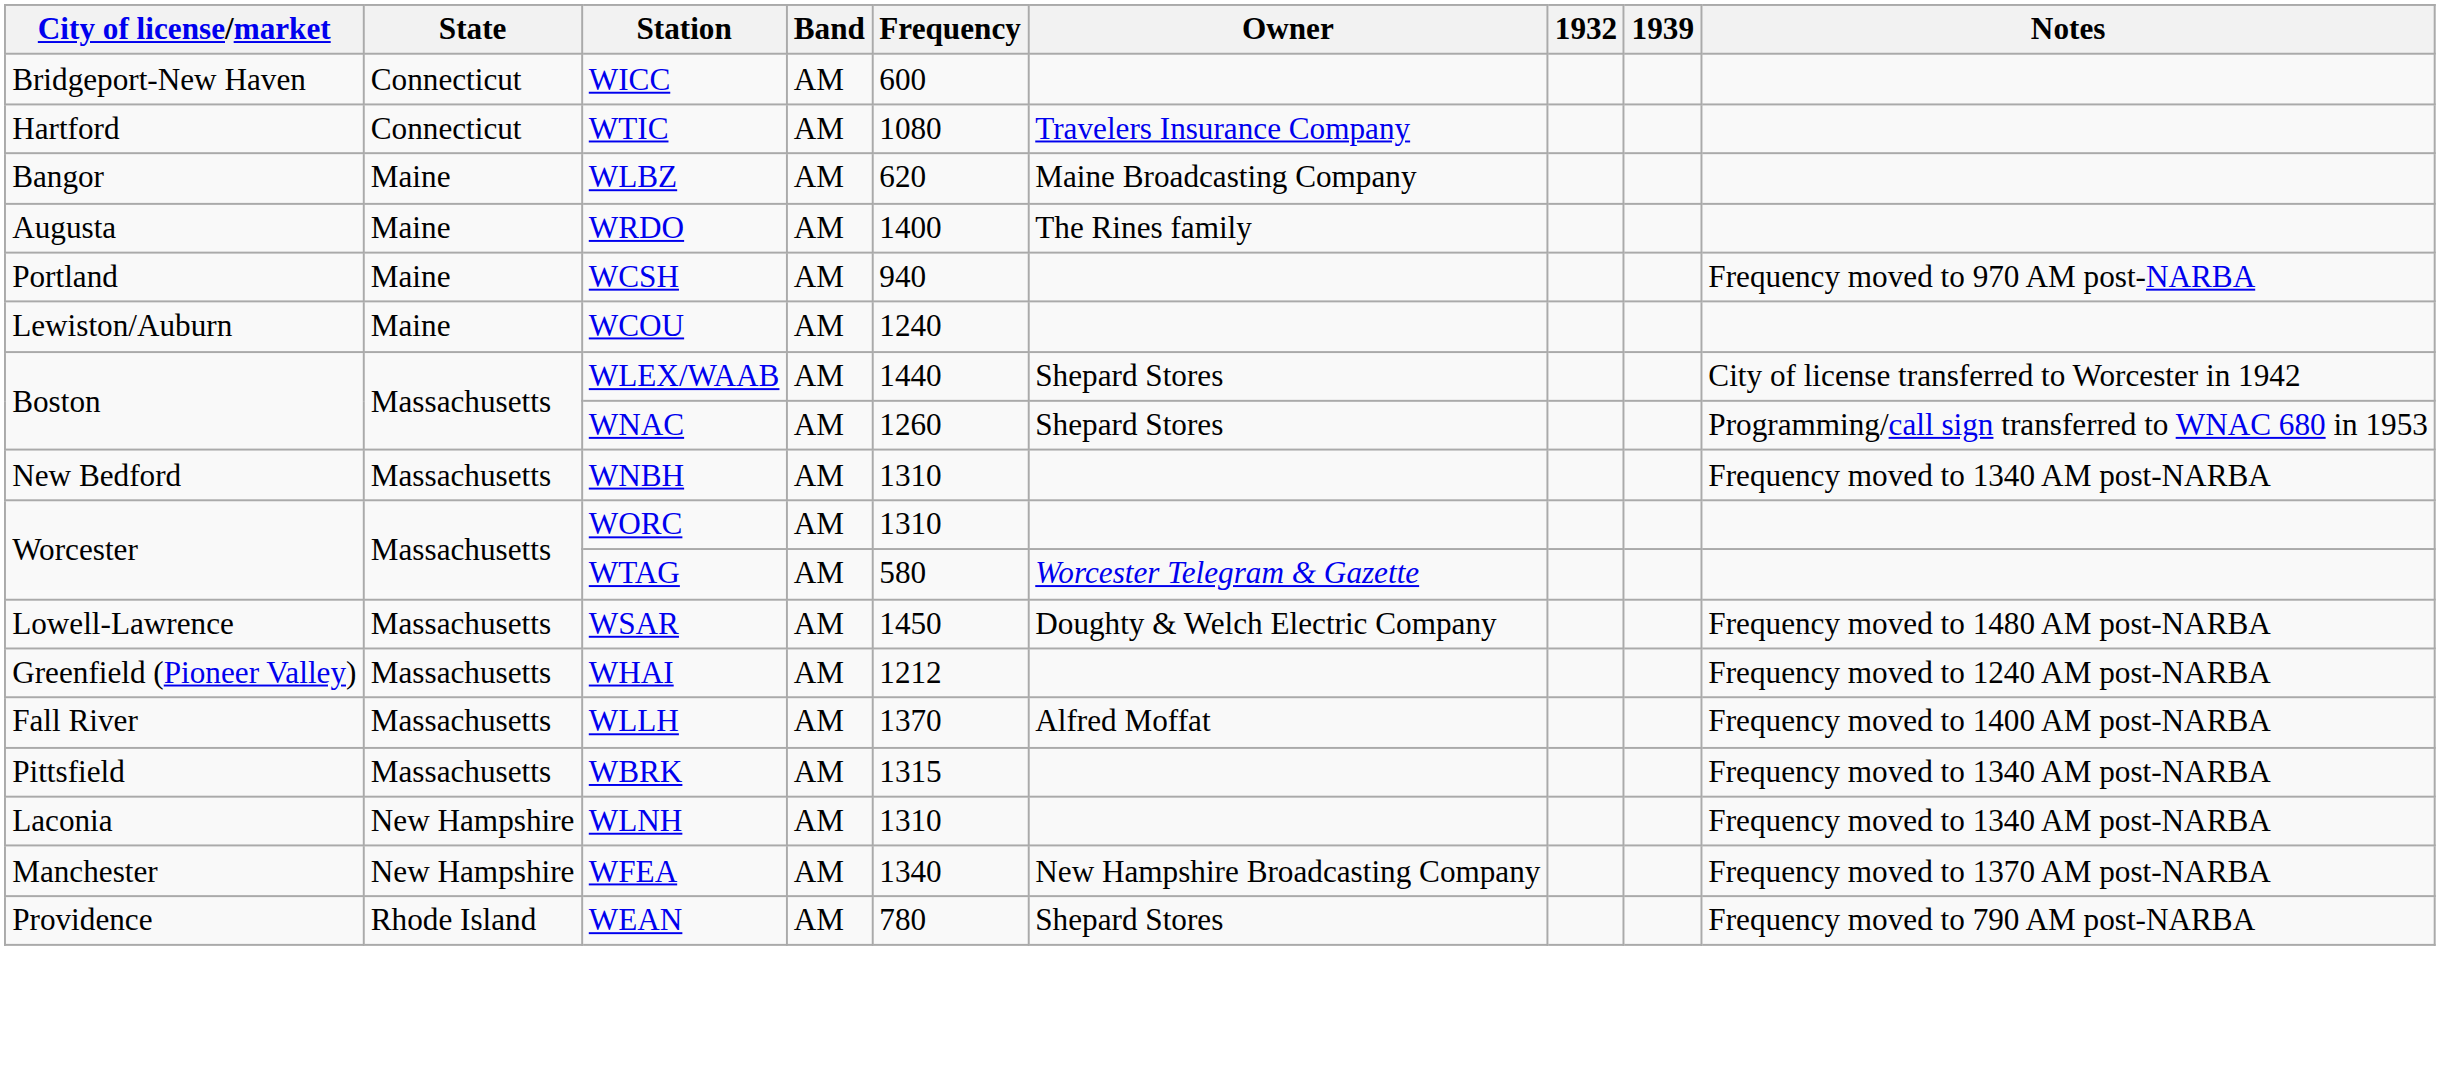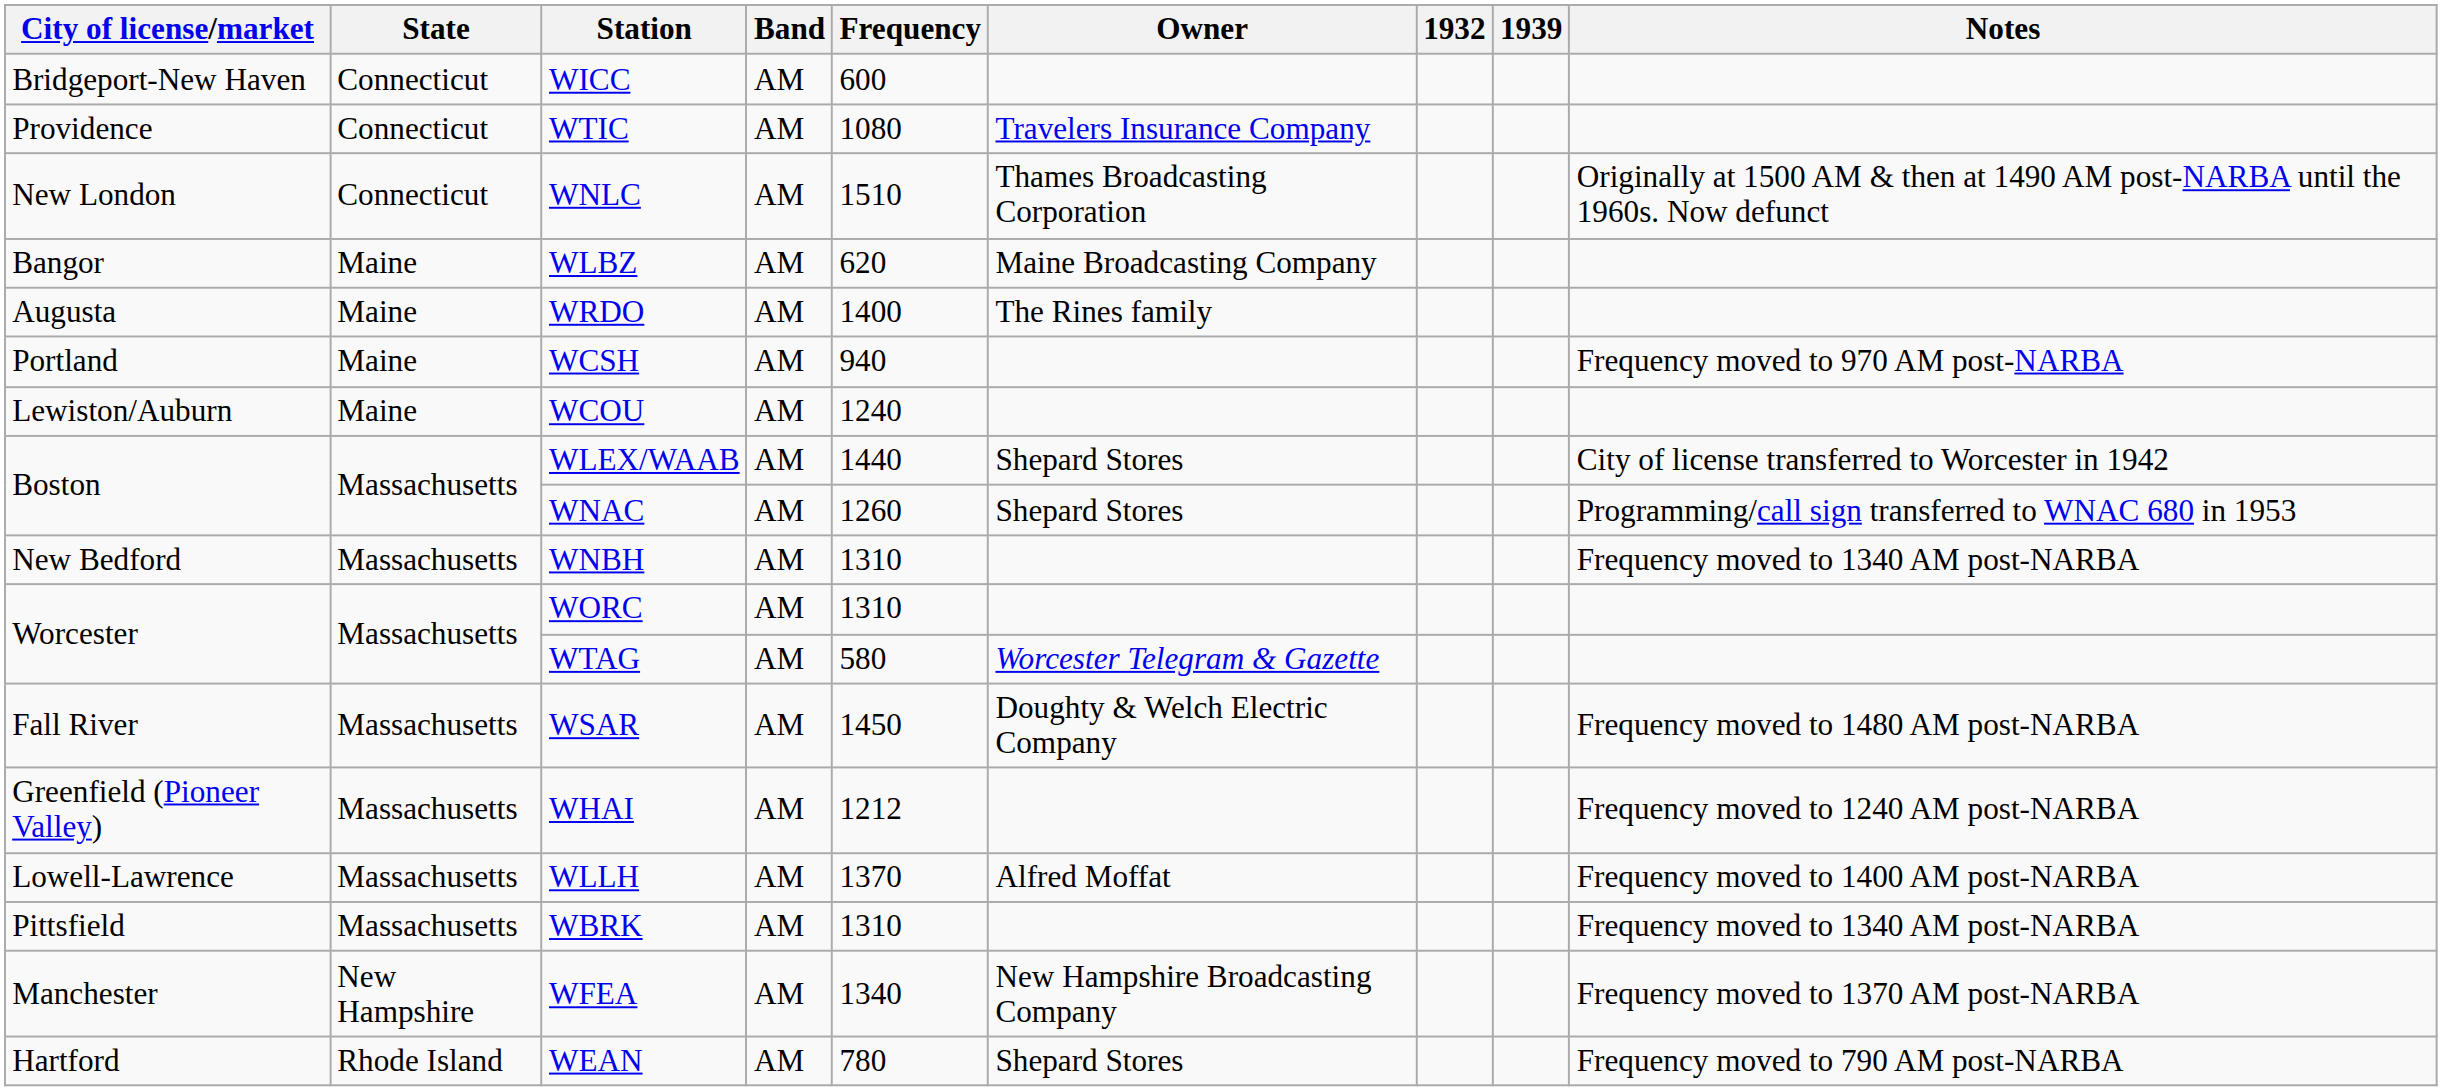(66, 128) Hartford -> (82, 128) Providence
+ row: (595, 195)
(123, 623) Lowell-Lawrence -> (75, 725) Fall River
(75, 721) Fall River -> (123, 876) Lowell-Lawrence
(911, 771) 1315 -> (871, 926) 1310
- row: (636, 820)
(82, 919) Providence -> (66, 1060) Hartford
